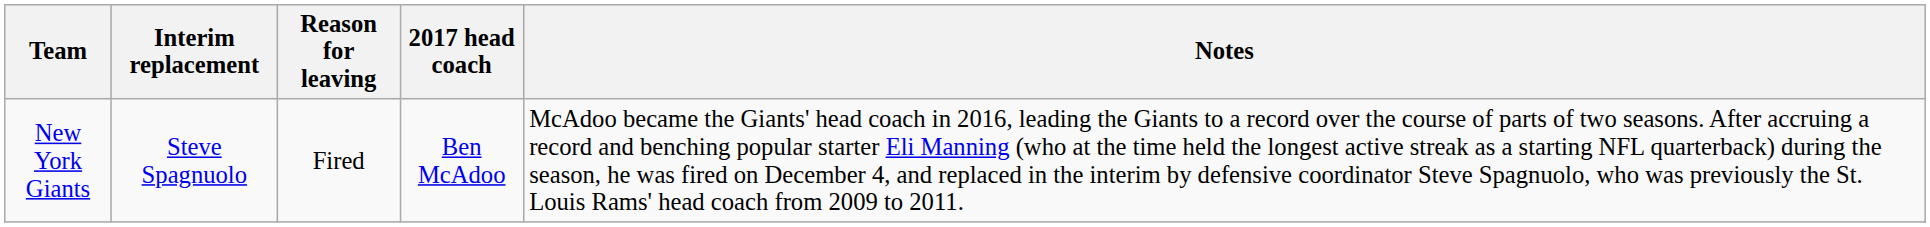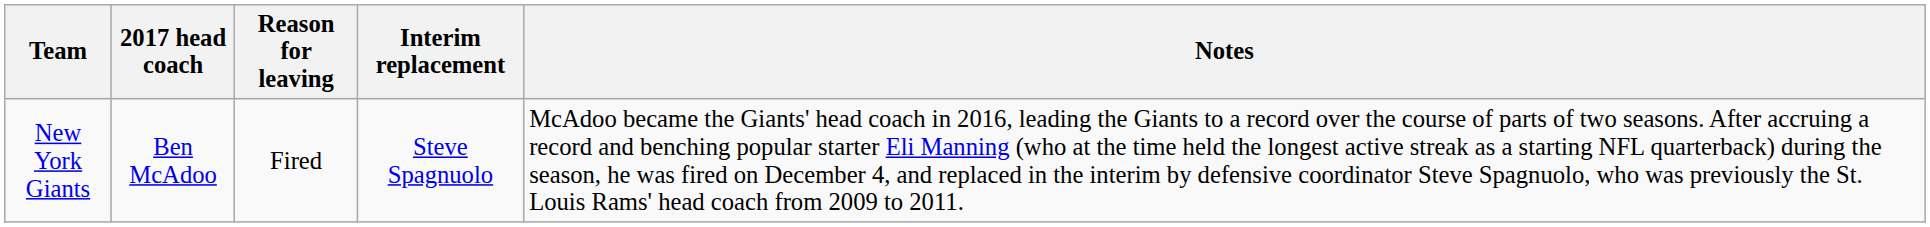columns swapped: (462, 51) <-> (194, 51)
